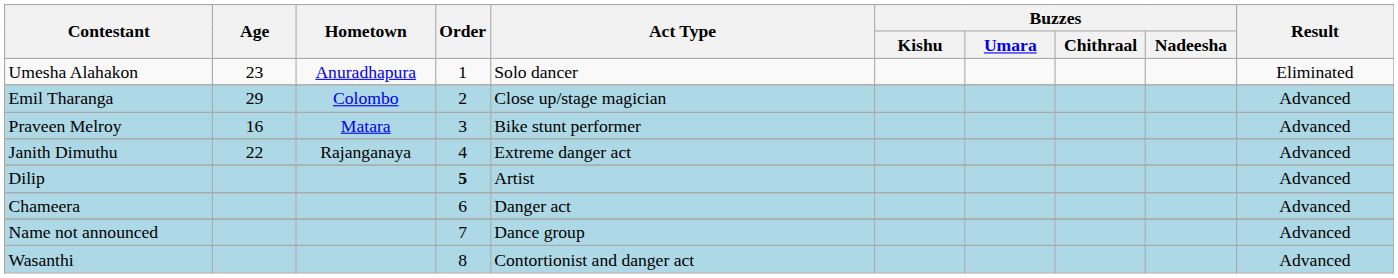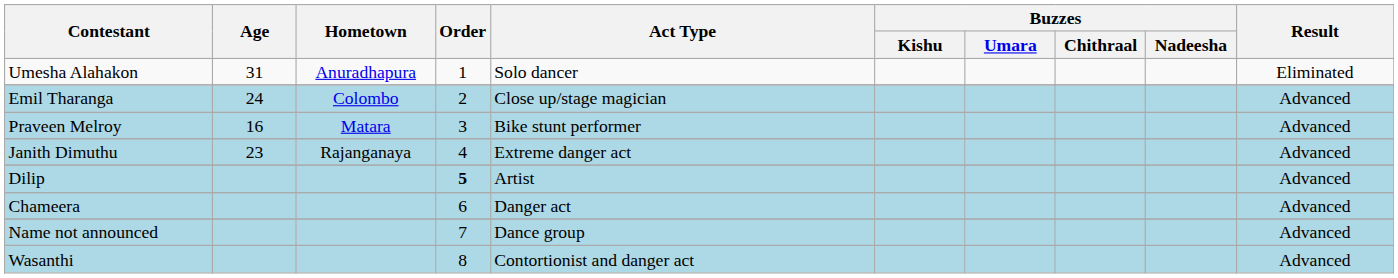(255, 72) 23 -> (255, 72) 31
(255, 98) 29 -> (255, 98) 24
(255, 152) 22 -> (255, 152) 23
